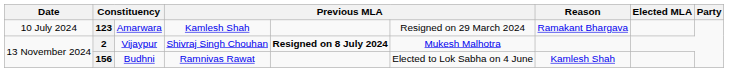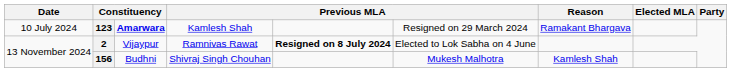(139, 28) normal -> (141, 28) bold
(217, 43) Shivraj Singh Chouhan -> (220, 43) Ramnivas Rawat
(463, 43) Mukesh Malhotra -> (465, 43) Elected to Lok Sabha on 4 June
(217, 59) Ramnivas Rawat -> (220, 59) Shivraj Singh Chouhan
(463, 59) Elected to Lok Sabha on 4 June -> (465, 59) Mukesh Malhotra
